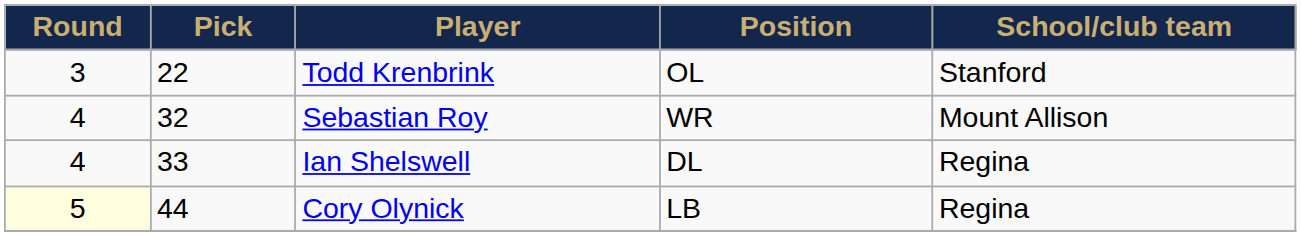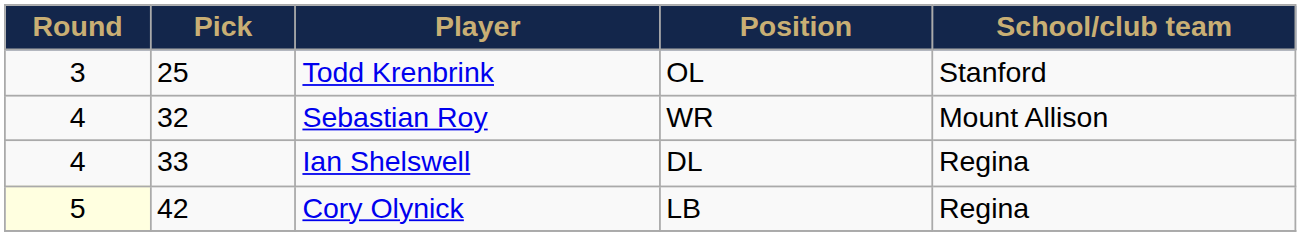(173, 72) 22 -> (173, 72) 25
(173, 207) 44 -> (173, 207) 42
